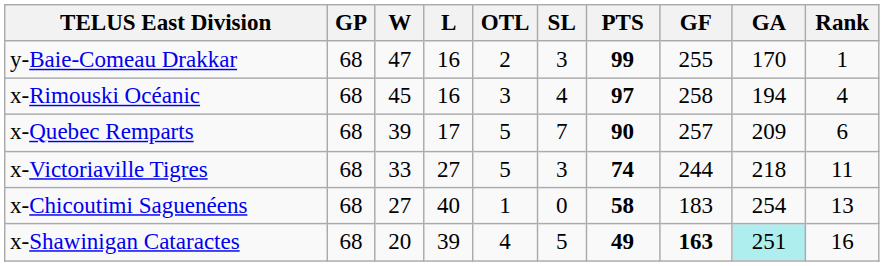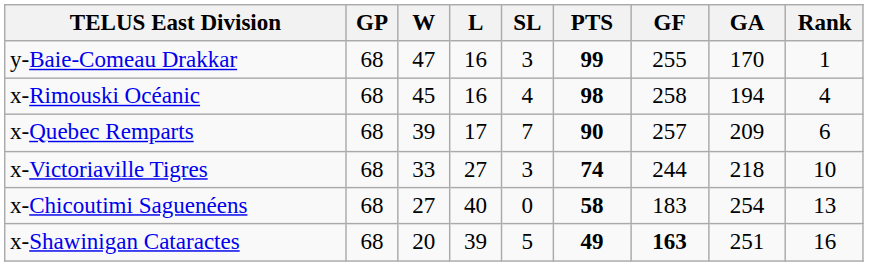- column: (505, 22)
(623, 95) 97 -> (592, 95) 98
(842, 168) 11 -> (825, 168) 10
(769, 242) paleturquoise background -> (747, 242) no background
